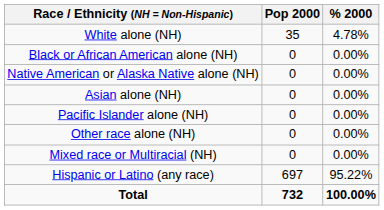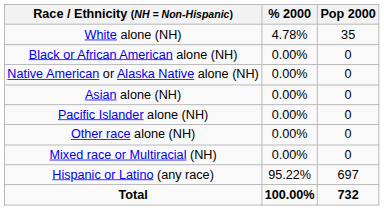columns swapped: (292, 14) <-> (351, 14)
